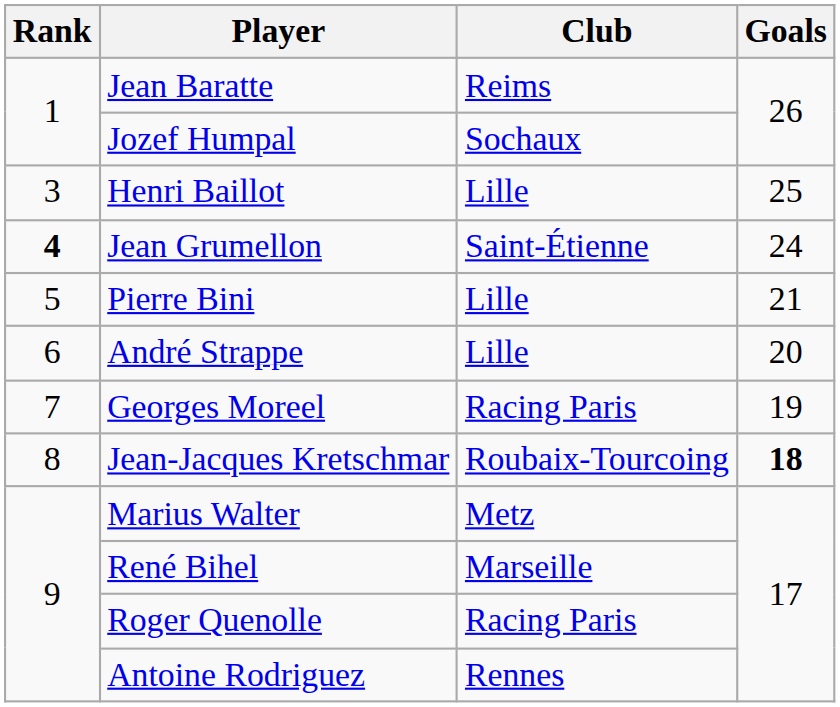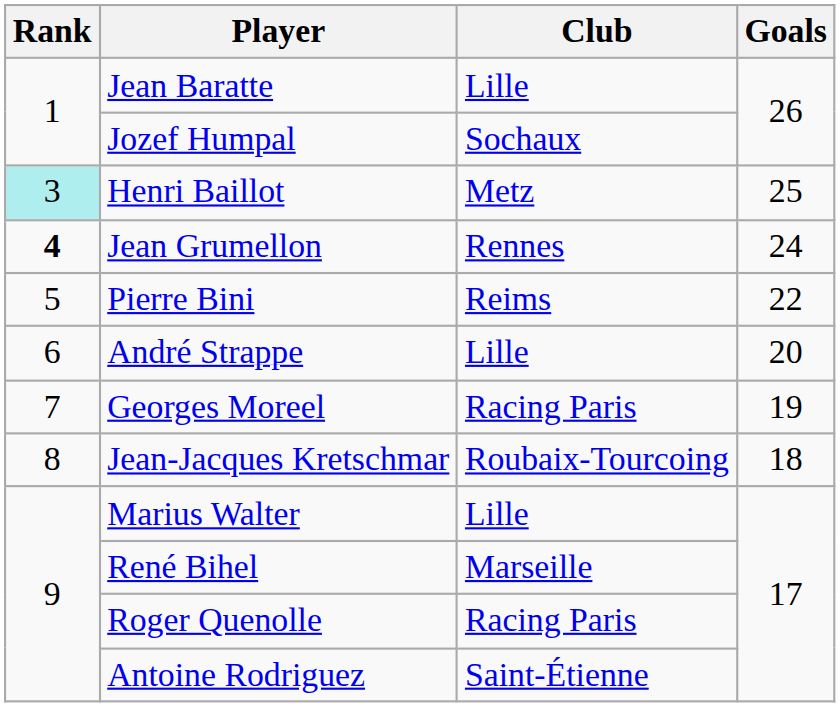(508, 84) Reims -> (497, 84) Lille
(52, 191) no background -> (52, 191) paleturquoise background
(497, 191) Lille -> (500, 191) Metz
(557, 245) Saint-Étienne -> (515, 245) Rennes
(497, 298) Lille -> (508, 298) Reims
(786, 298) 21 -> (786, 298) 22
(786, 459) bold -> (786, 459) normal
(500, 513) Metz -> (497, 513) Lille
(515, 673) Rennes -> (557, 673) Saint-Étienne
